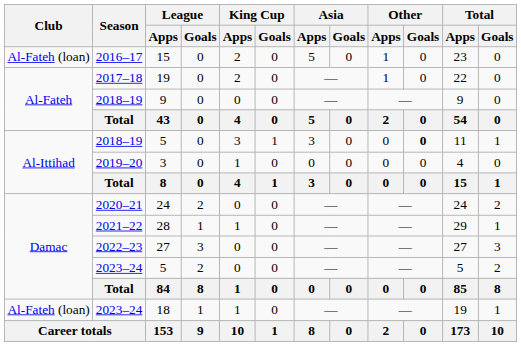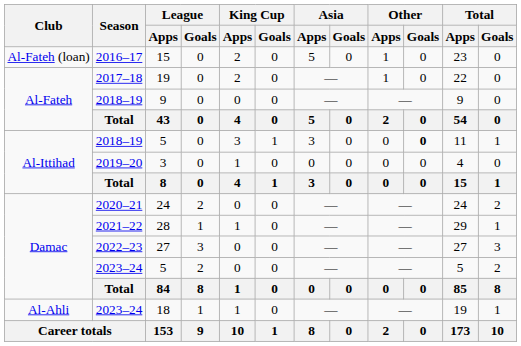(49, 309) Al-Fateh (loan) -> (49, 309) Al-Ahli
